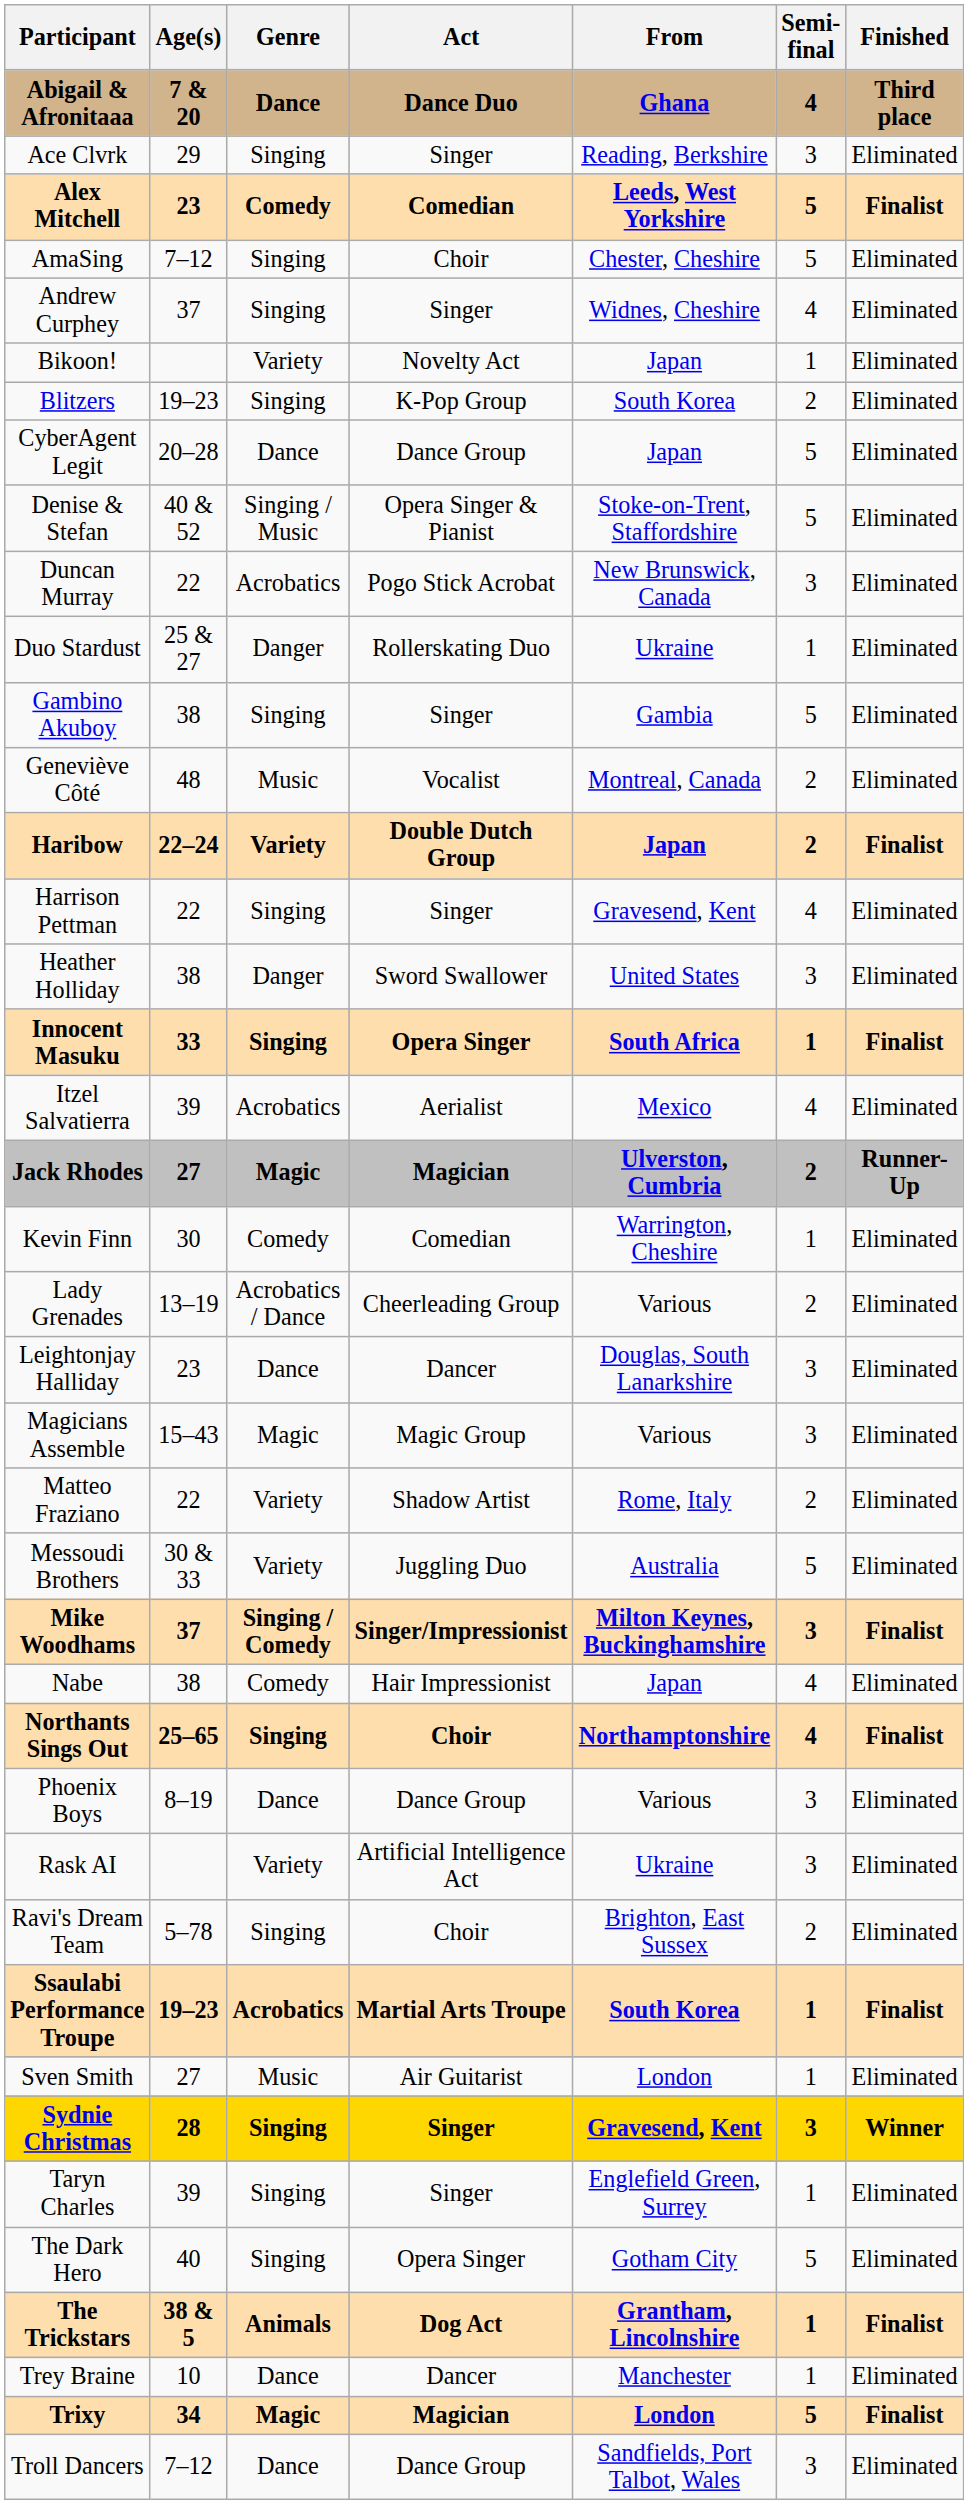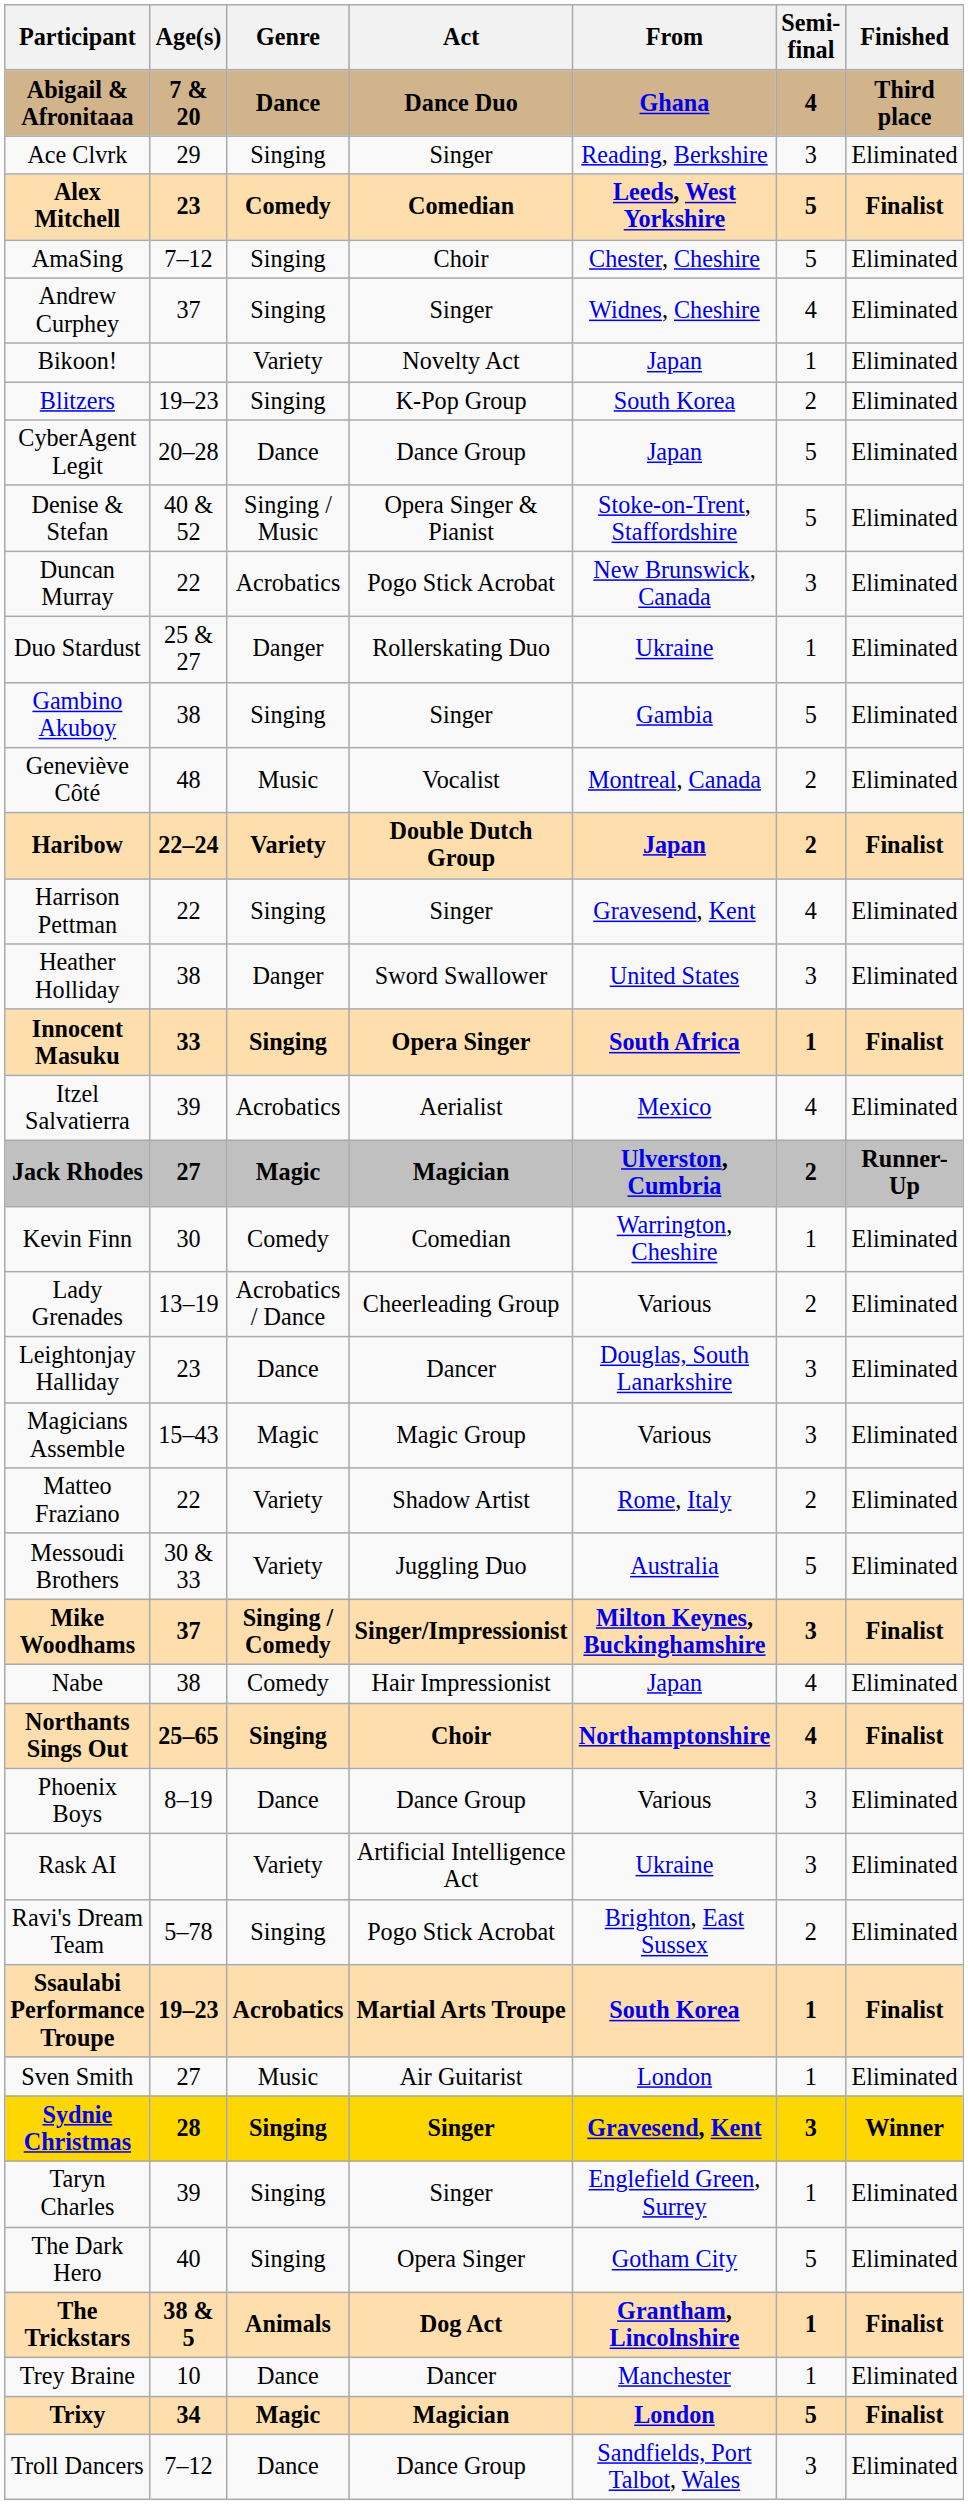(461, 1931) Choir -> (461, 1931) Pogo Stick Acrobat
